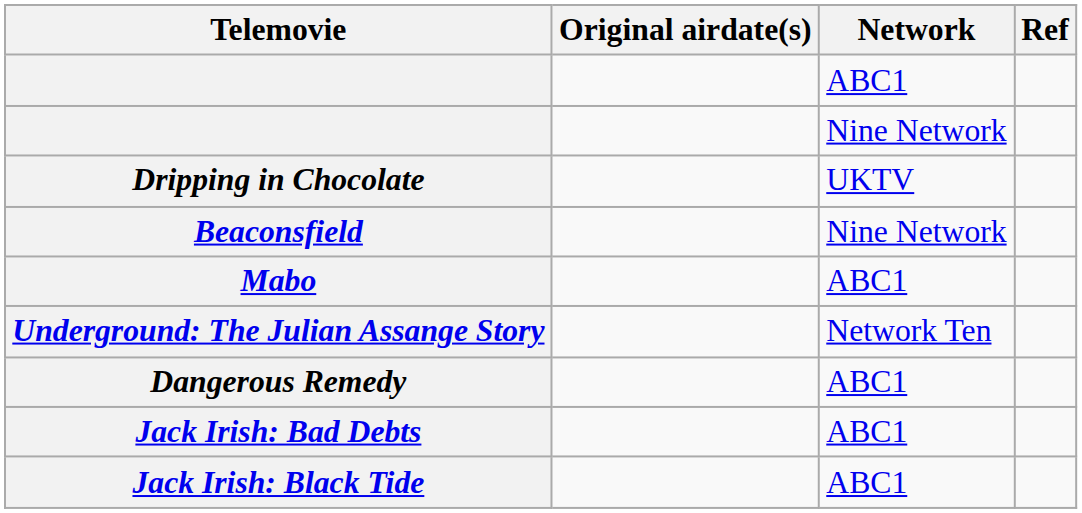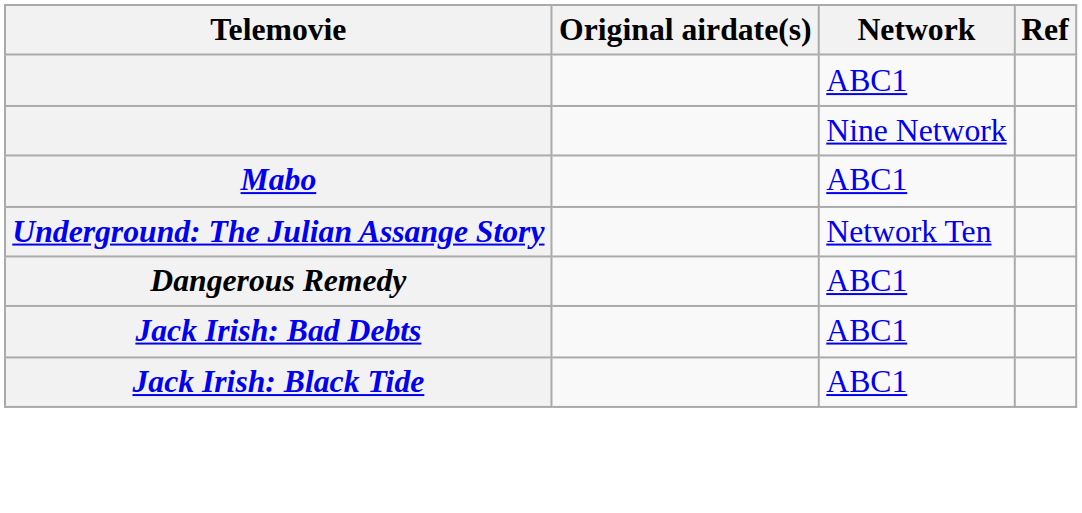- row: (278, 180)
- row: (278, 230)
